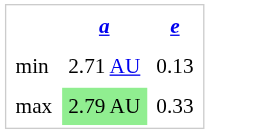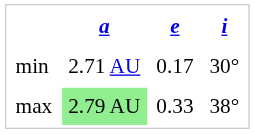+ column: (224, 26)
(175, 66) 0.13 -> (175, 66) 0.17
